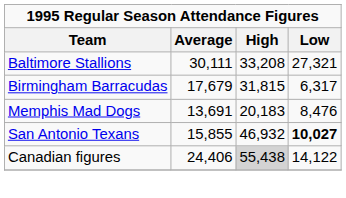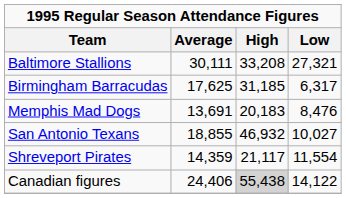(210, 87) 17,679 -> (210, 87) 17,625
(262, 87) 31,815 -> (262, 87) 31,185
(210, 134) 15,855 -> (210, 134) 18,855
(315, 134) bold -> (315, 134) normal
+ row: (70, 157)
